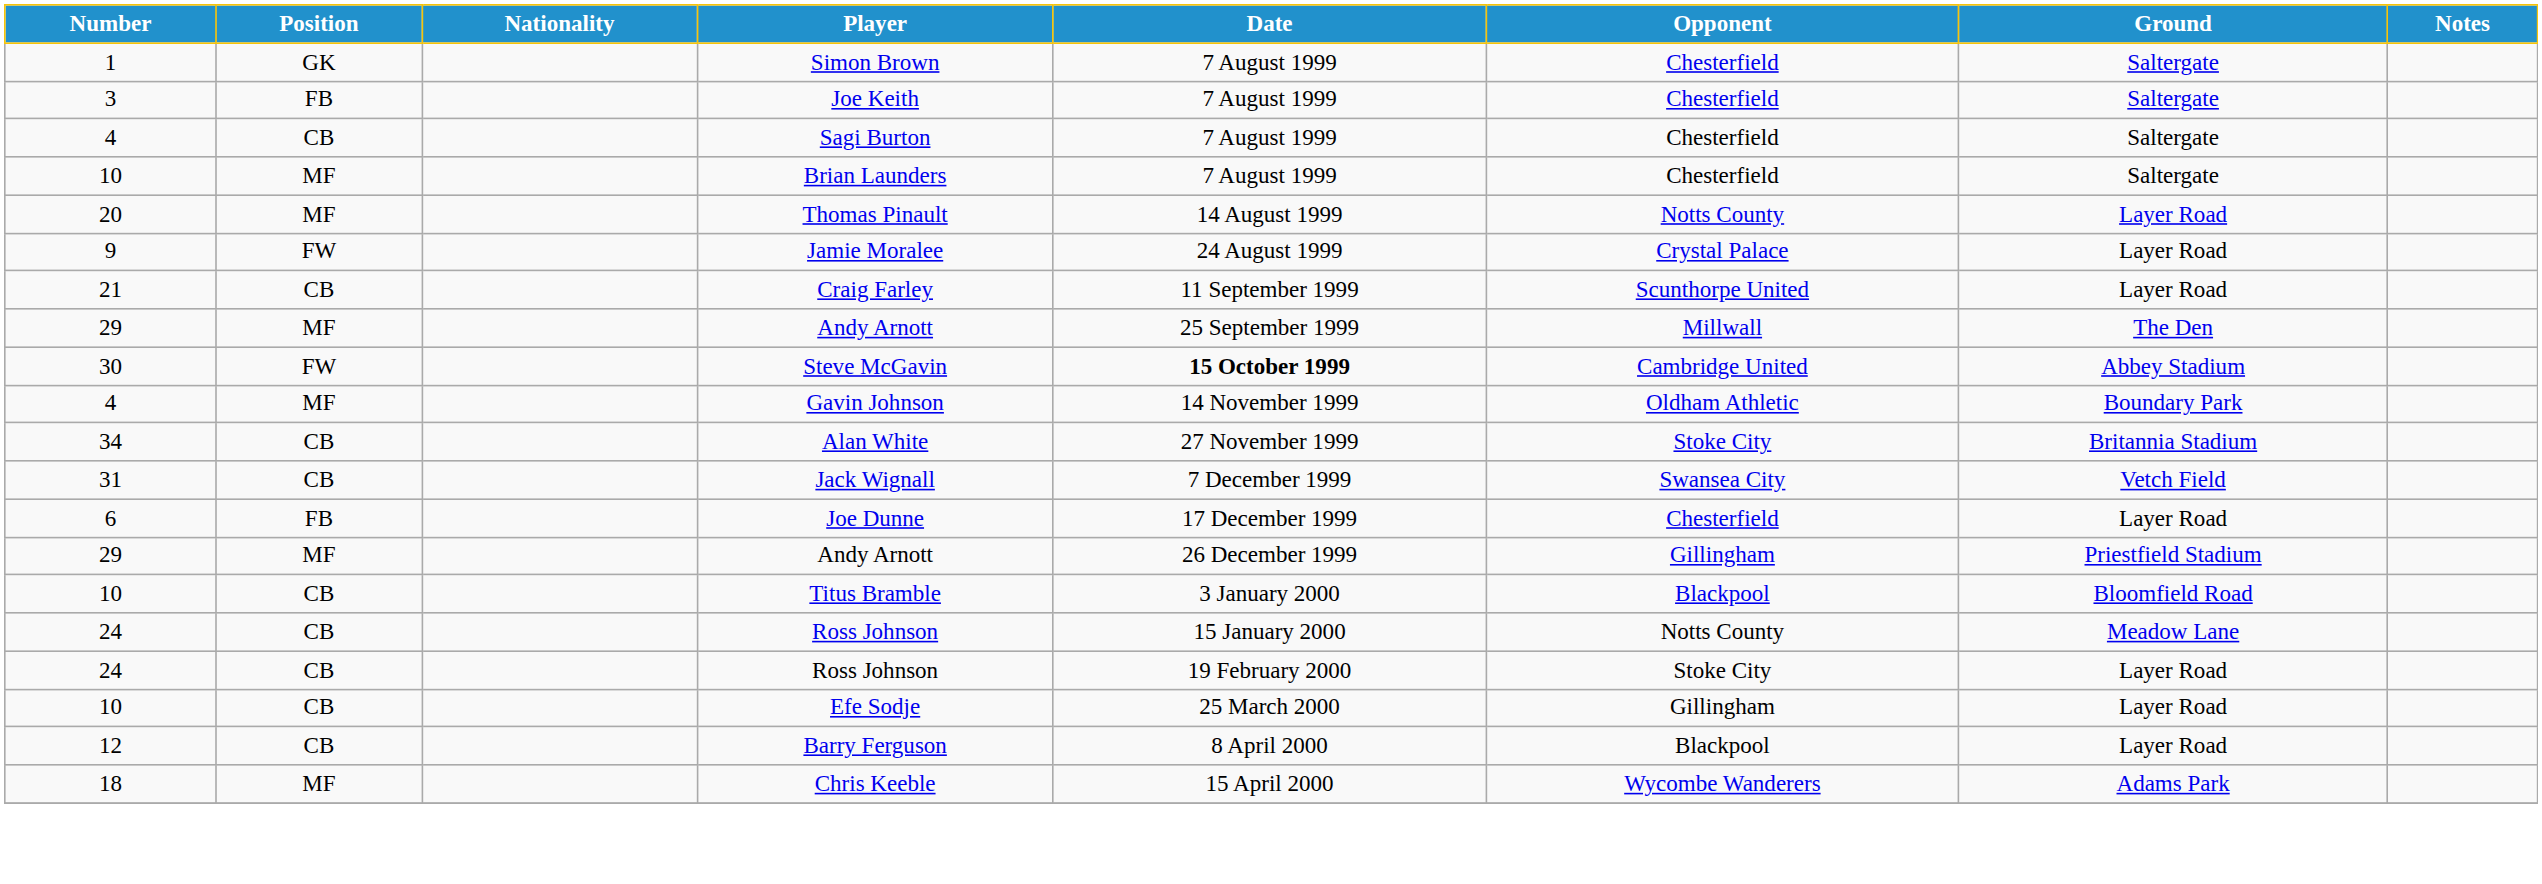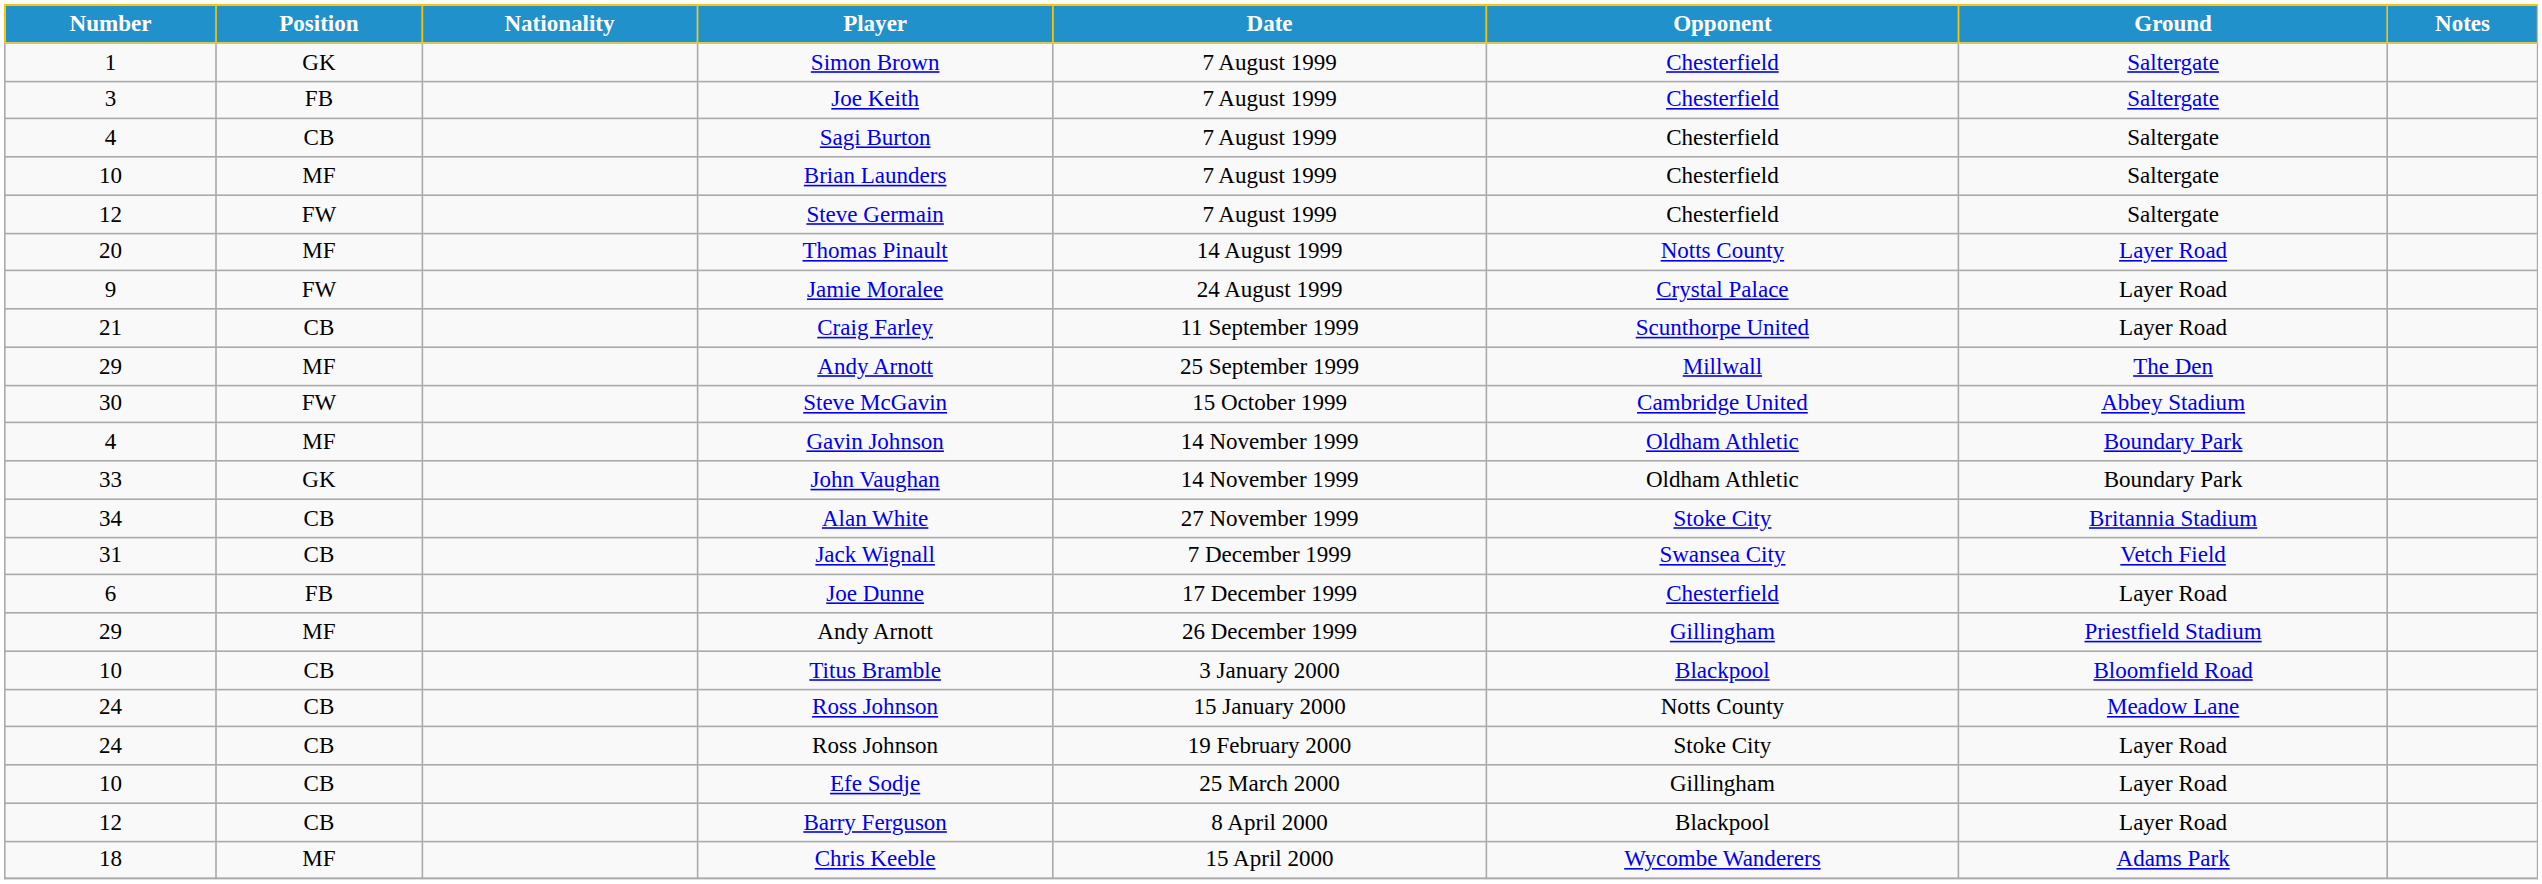+ row: (110, 213)
(1270, 365) bold -> (1270, 403) normal
+ row: (110, 479)
